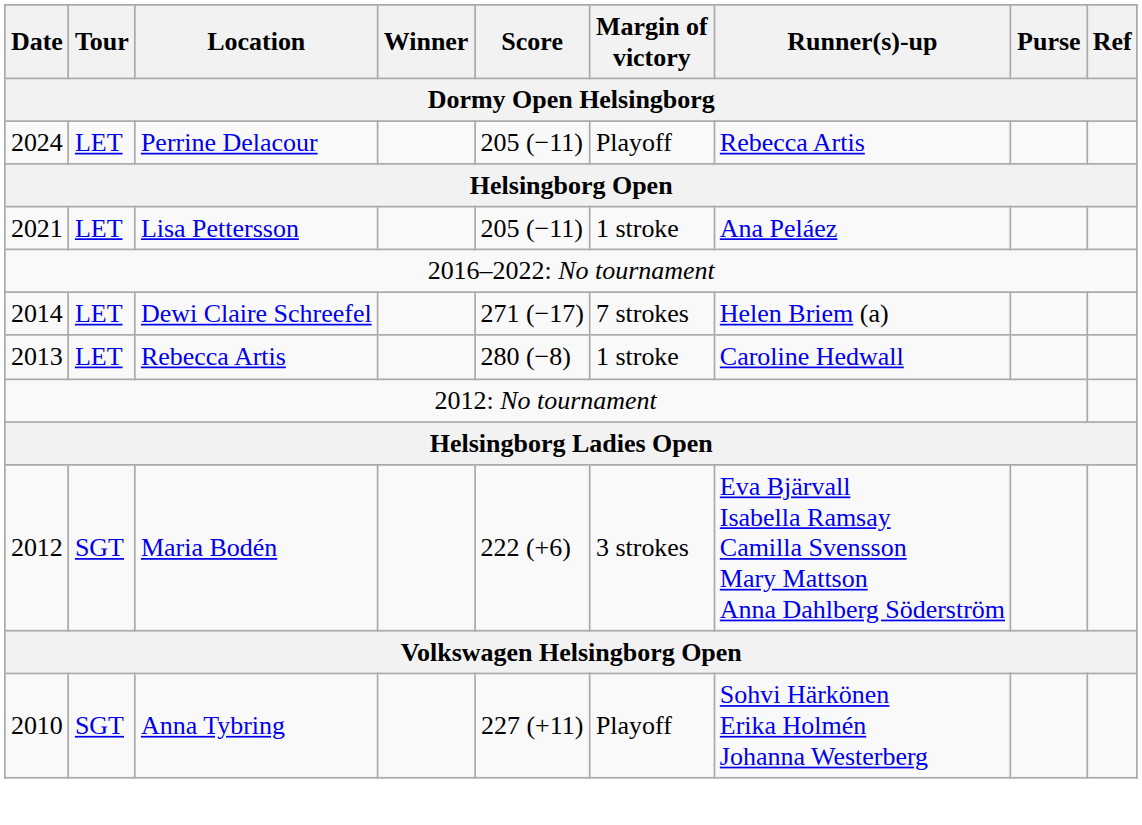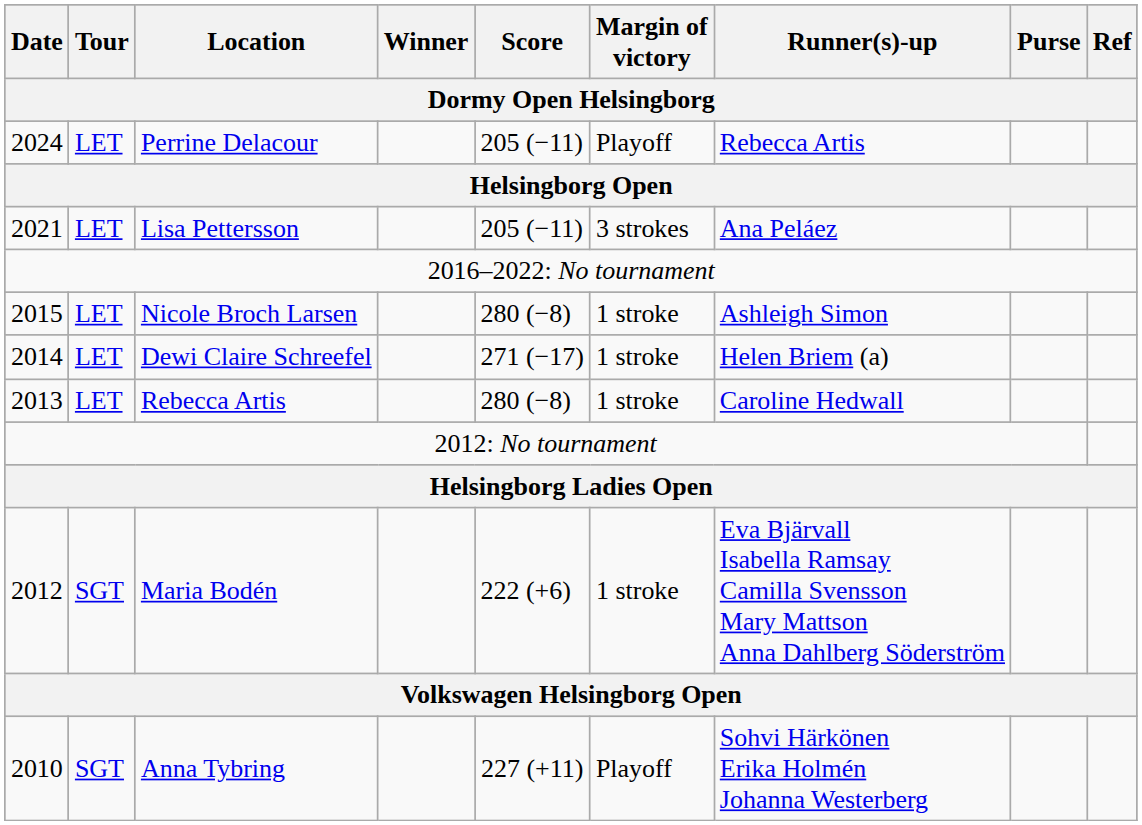(637, 228) 1 stroke -> (642, 228) 3 strokes
+ row: (249, 314)
(642, 314) 7 strokes -> (637, 356) 1 stroke
(642, 547) 3 strokes -> (637, 589) 1 stroke
